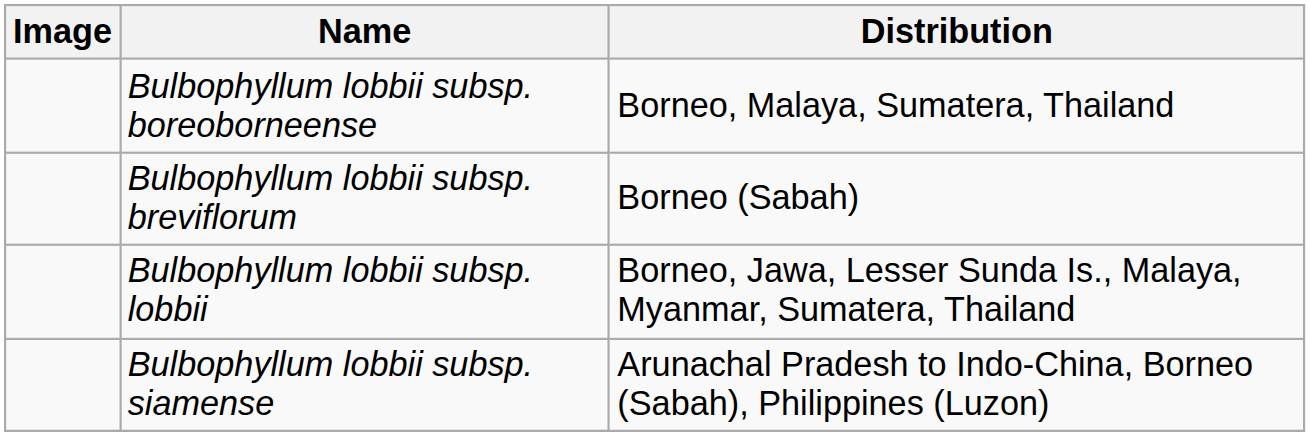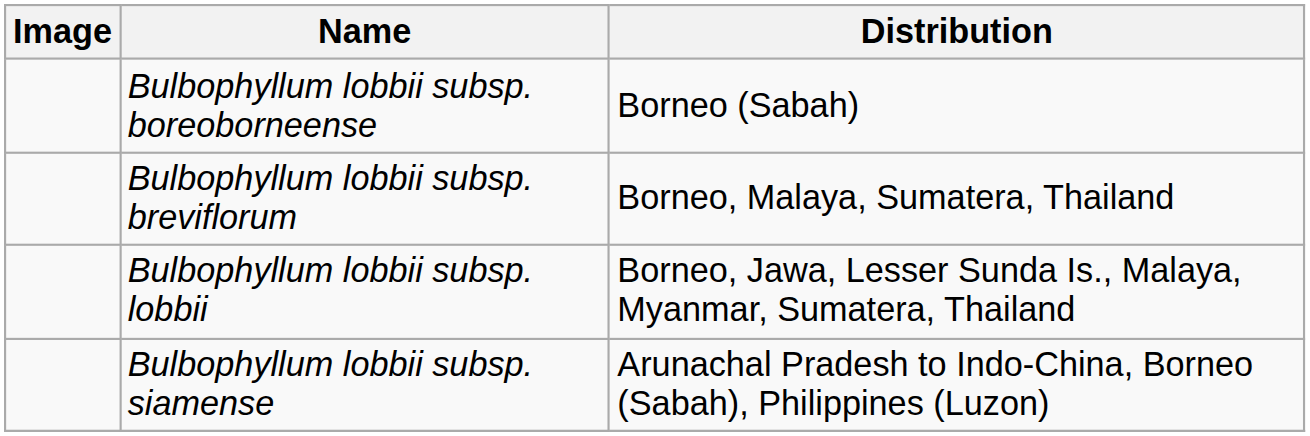(896, 105) Borneo, Malaya, Sumatera, Thailand -> (738, 105) Borneo (Sabah)
(738, 198) Borneo (Sabah) -> (896, 198) Borneo, Malaya, Sumatera, Thailand
